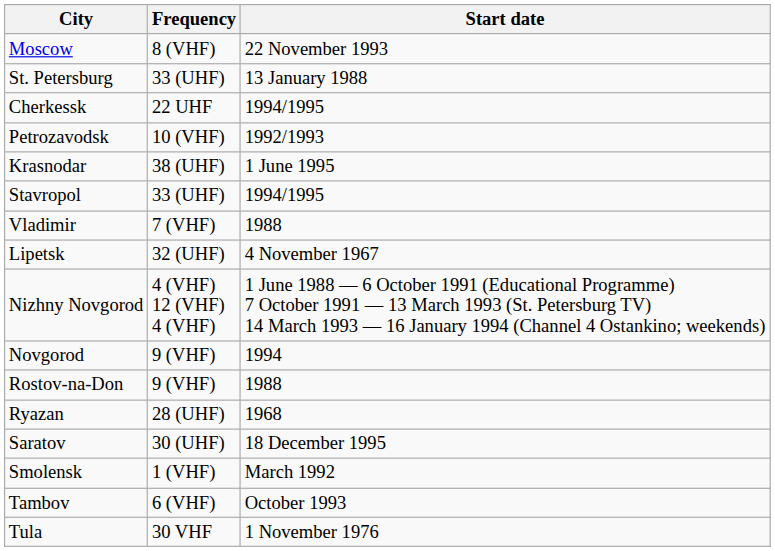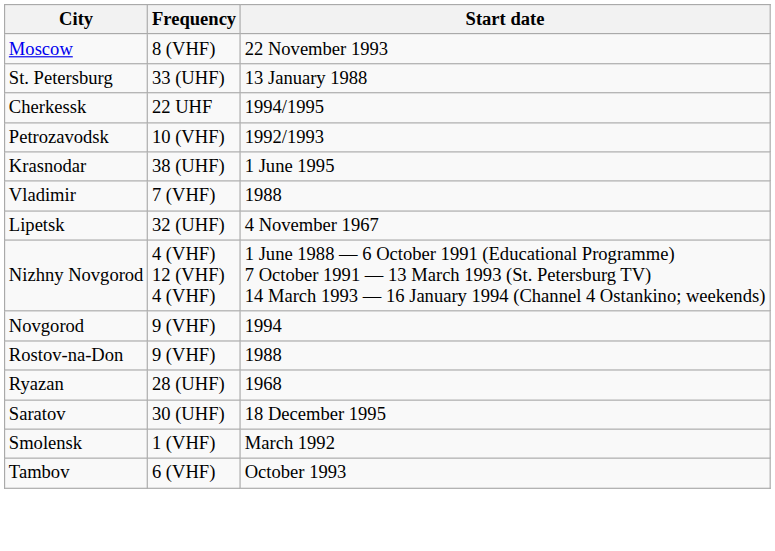- row: (45, 195)
- row: (26, 531)
